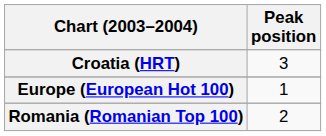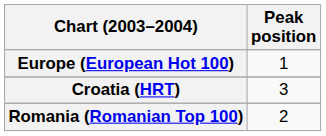rows swapped: (126, 63) <-> (126, 90)
